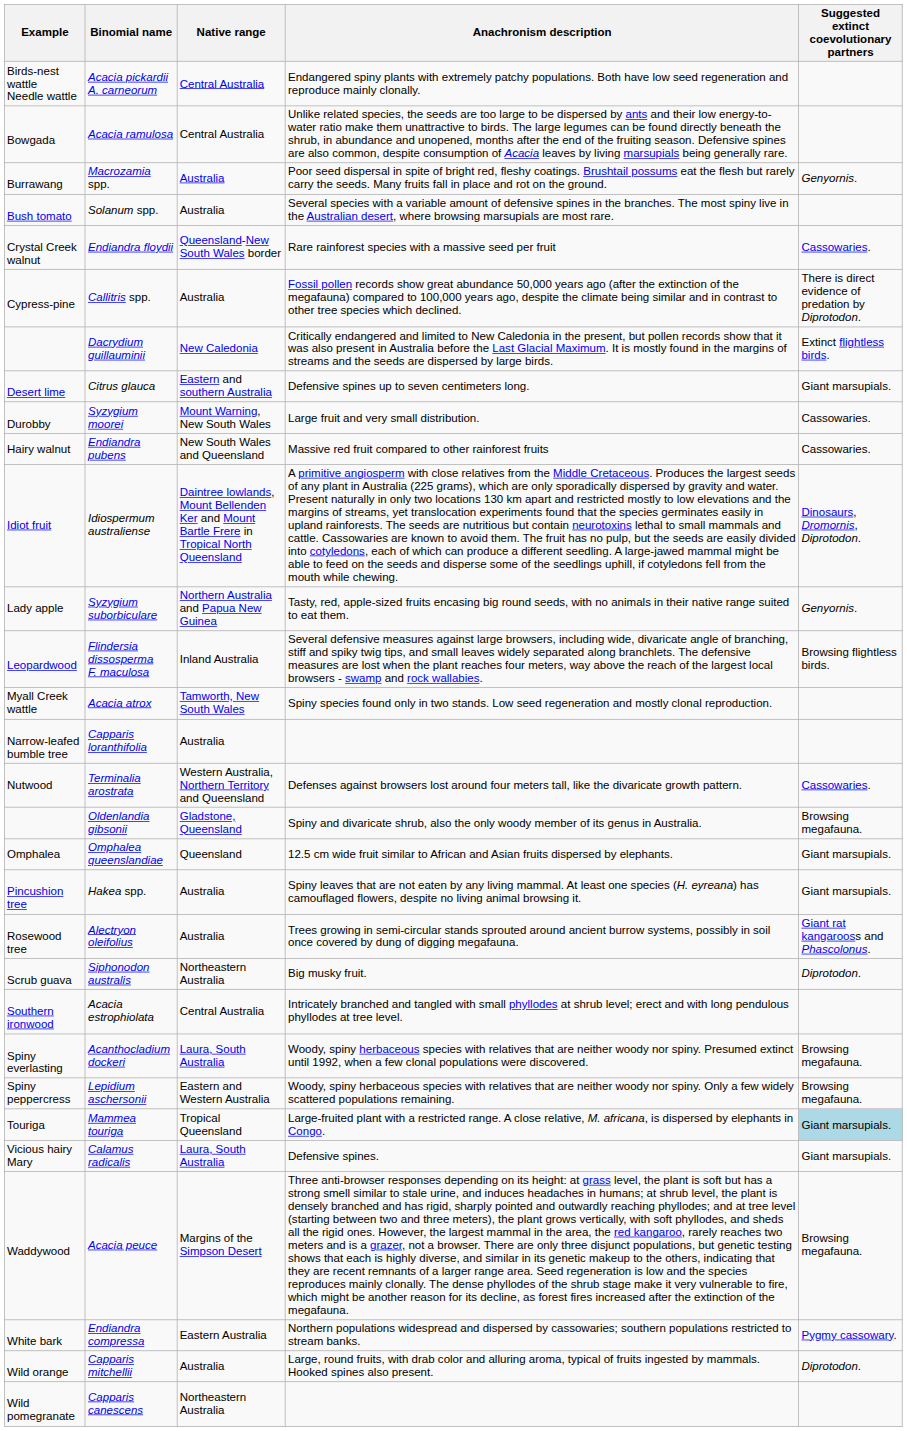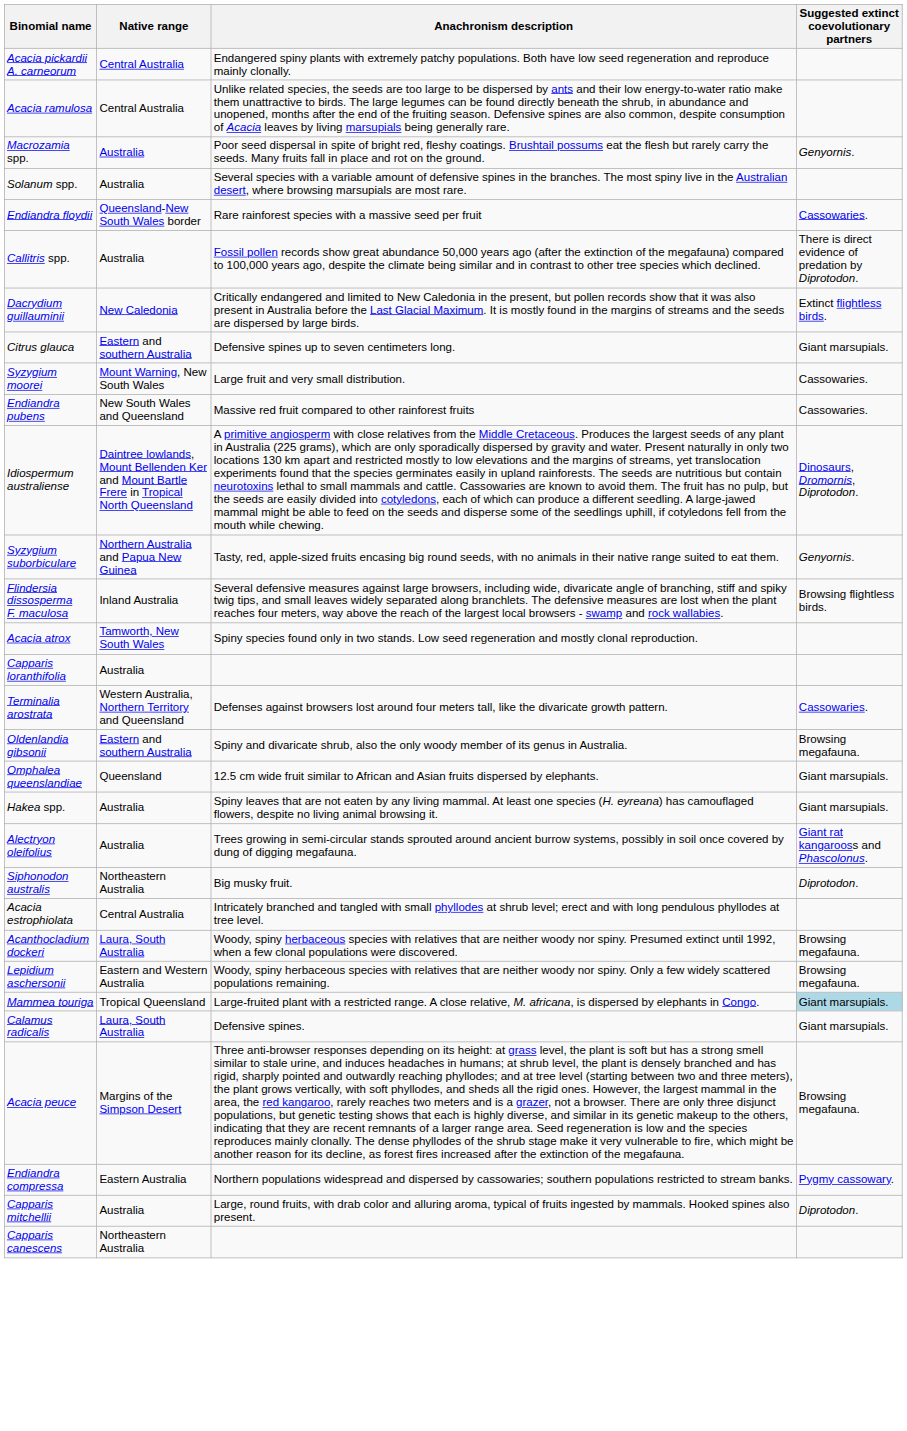- column: (45, 33)
(211, 823) Gladstone, Queensland -> (146, 745) Eastern and southern Australia
